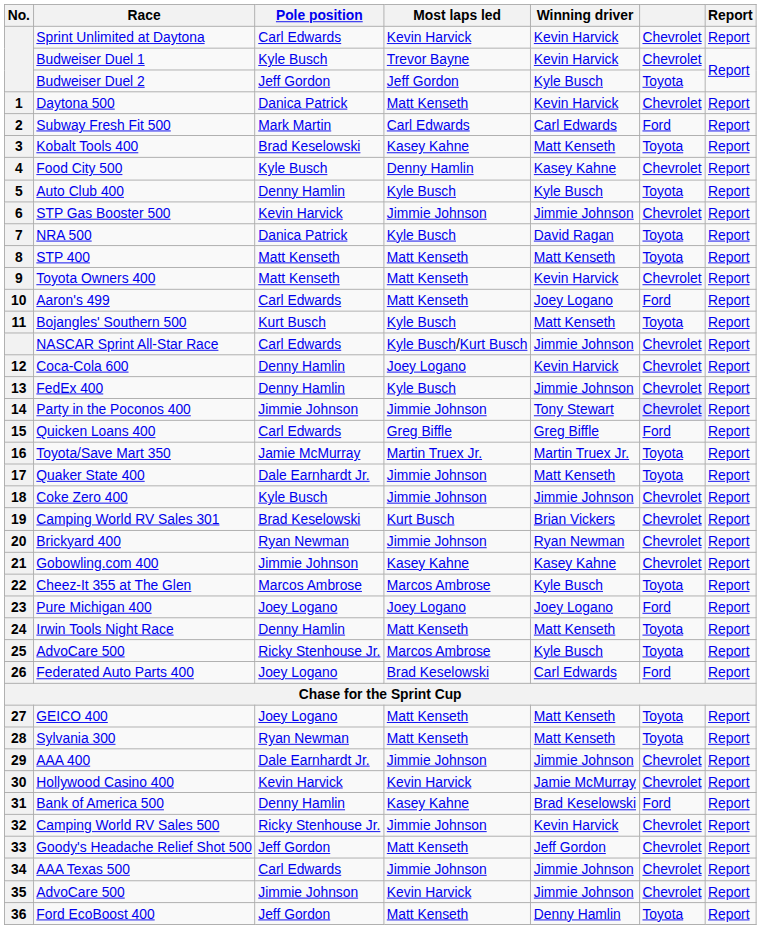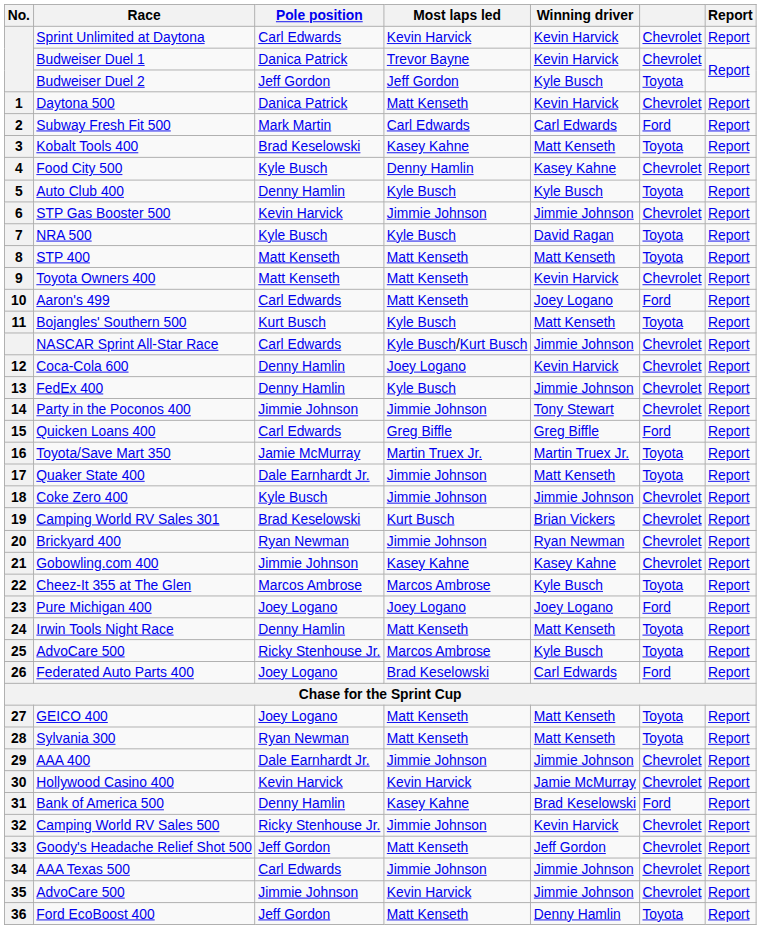(293, 59) Kyle Busch -> (303, 59) Danica Patrick
(303, 235) Danica Patrick -> (293, 235) Kyle Busch
(672, 410) lavender background -> (672, 410) no background
